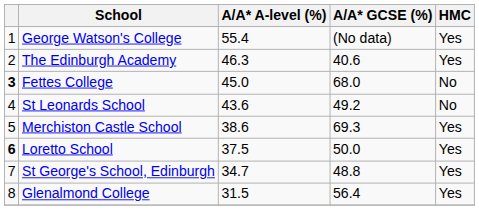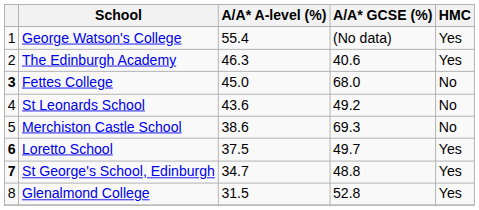(450, 127) Yes -> (448, 127) No
(347, 149) 50.0 -> (347, 149) 49.7
(12, 171) normal -> (12, 171) bold
(347, 194) 56.4 -> (347, 194) 52.8
